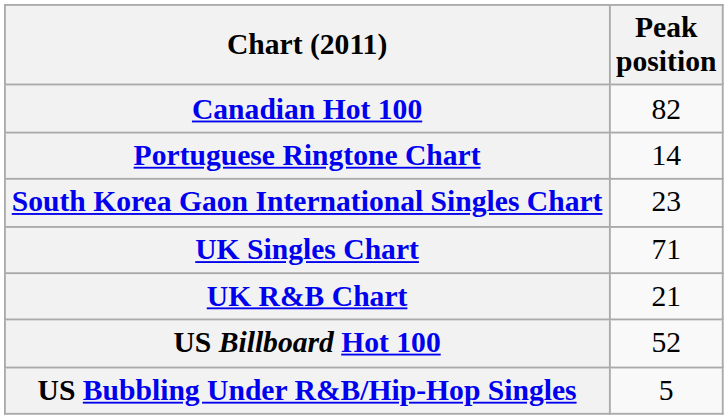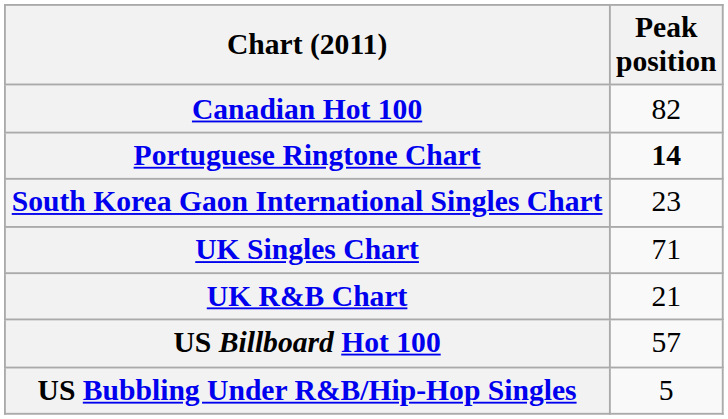(666, 155) normal -> (666, 155) bold
(666, 342) 52 -> (666, 342) 57
